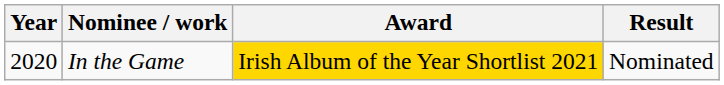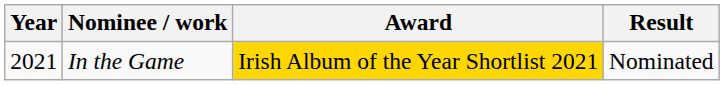(34, 60) 2020 -> (34, 60) 2021
